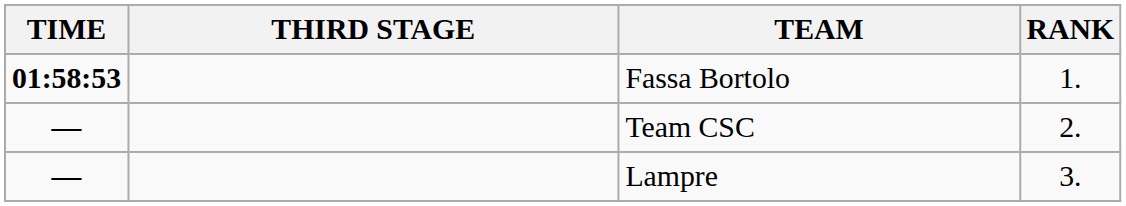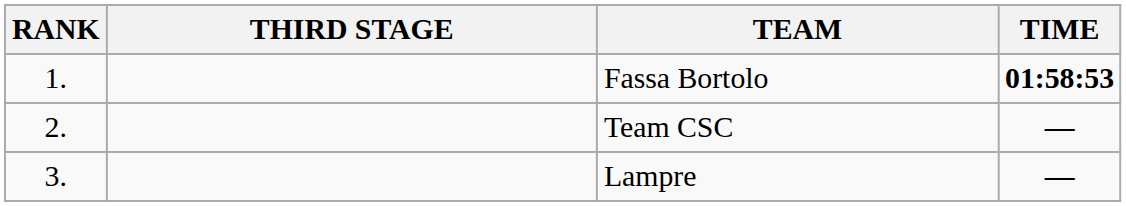columns swapped: (1070, 29) <-> (66, 29)
